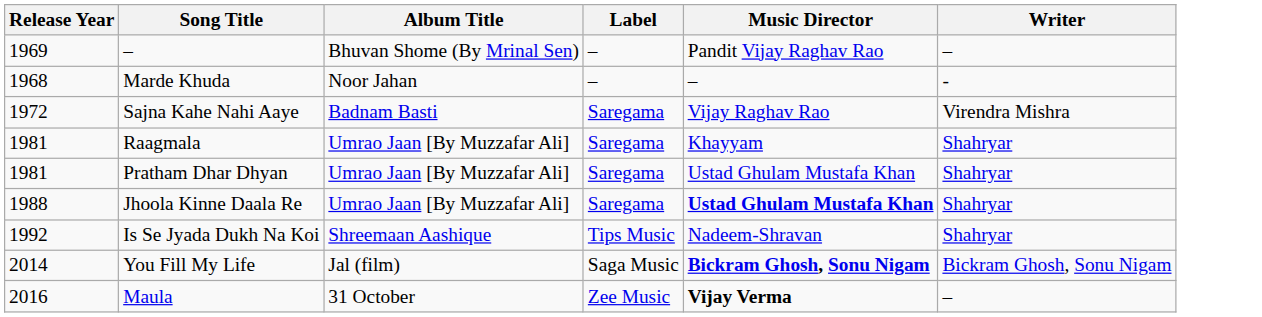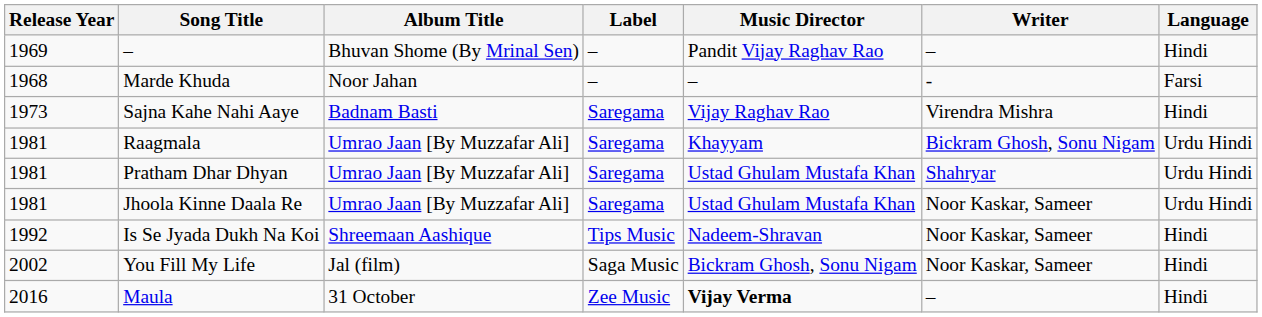+ column: (1208, 19)
(28, 111) 1972 -> (28, 111) 1973
(977, 142) Shahryar -> (1040, 142) Bickram Ghosh, Sonu Nigam
(28, 204) 1988 -> (28, 204) 1981
(811, 204) bold -> (801, 204) normal
(977, 204) Shahryar -> (1009, 204) Noor Kaskar, Sameer
(977, 234) Shahryar -> (1009, 234) Noor Kaskar, Sameer
(28, 265) 2014 -> (28, 265) 2002
(809, 265) bold -> (802, 265) normal
(1057, 265) Bickram Ghosh, Sonu Nigam -> (1009, 265) Noor Kaskar, Sameer
